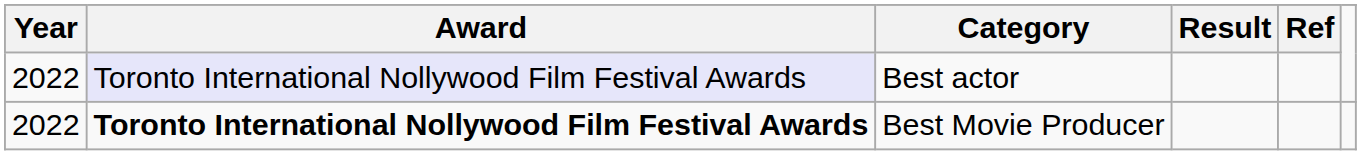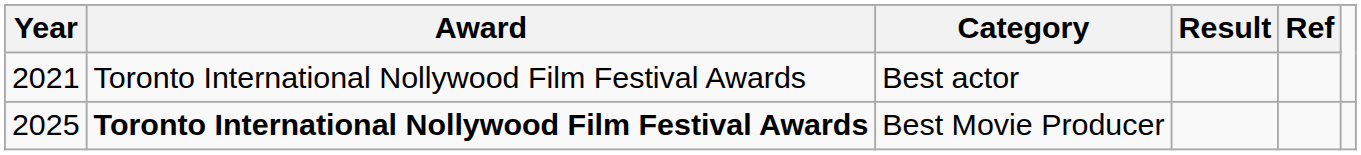(46, 76) 2022 -> (46, 76) 2021
(450, 76) lavender background -> (450, 76) no background
(46, 125) 2022 -> (46, 125) 2025
